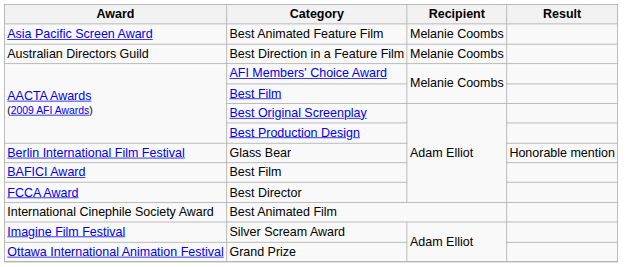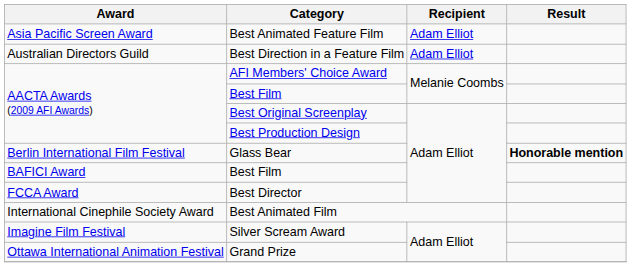(457, 34) Melanie Coombs -> (442, 34) Adam Elliot
(457, 53) Melanie Coombs -> (442, 53) Adam Elliot
(562, 152) normal -> (566, 152) bold
